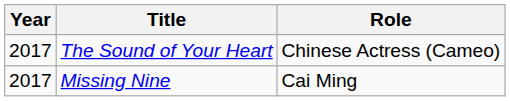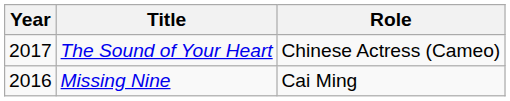(30, 80) 2017 -> (30, 80) 2016
